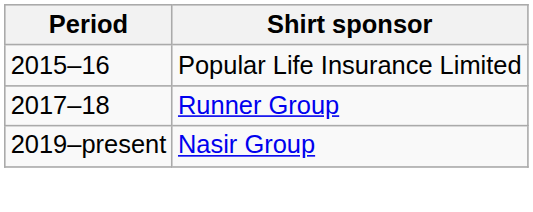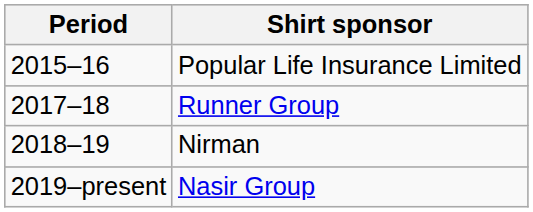+ row: (219, 145)
